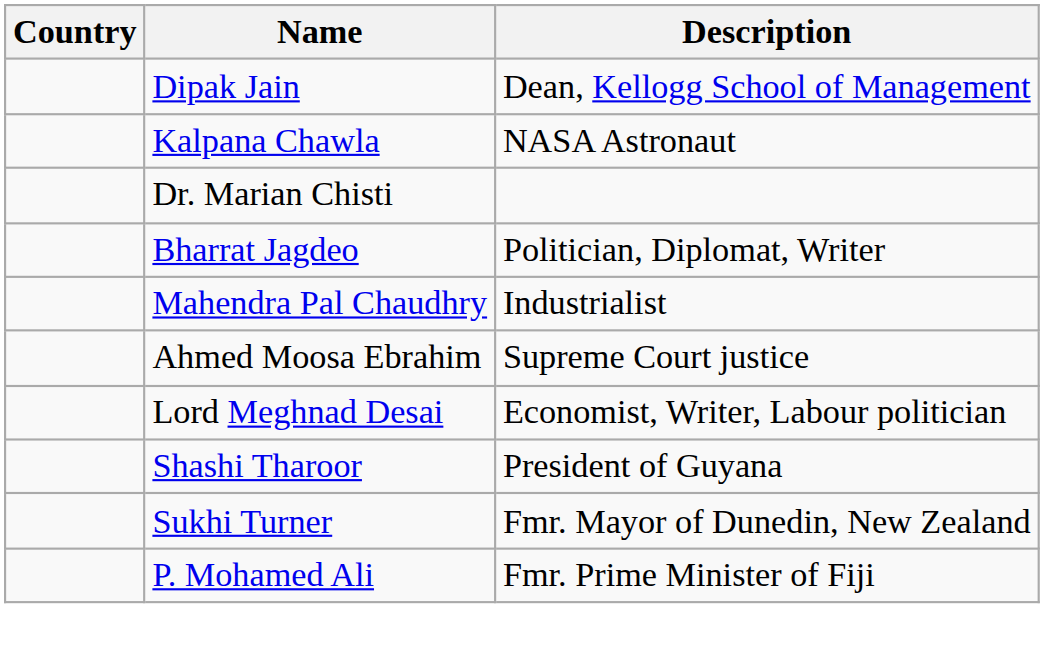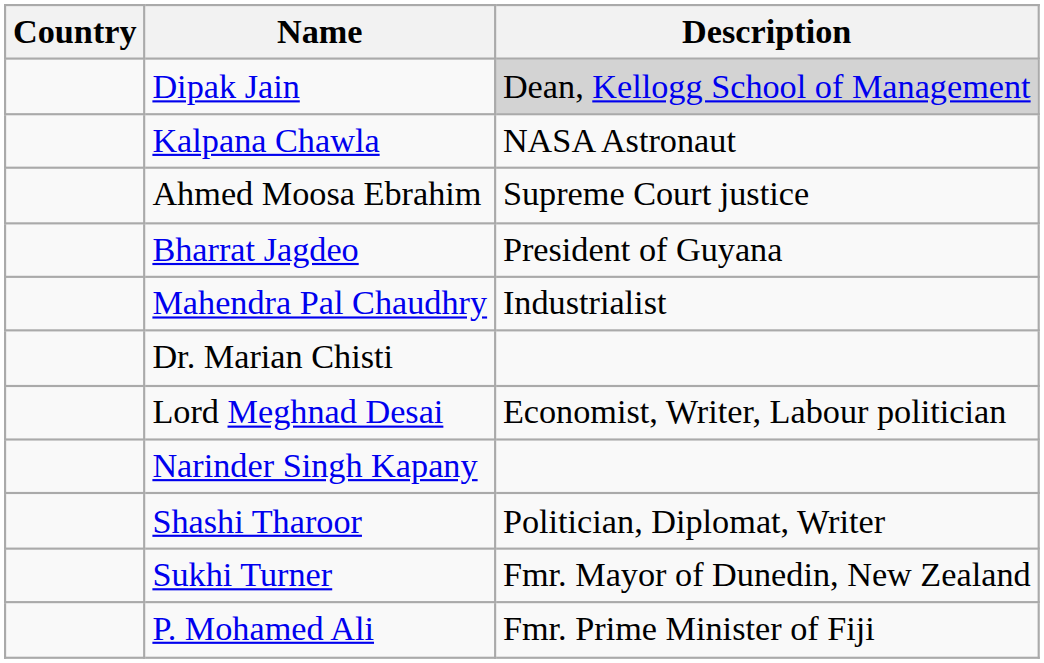(767, 85) no background -> (767, 85) lightgrey background
rows swapped: (317, 357) <-> (273, 194)
(694, 248) Politician, Diplomat, Writer -> (643, 248) President of Guyana
+ row: (315, 466)
(643, 466) President of Guyana -> (694, 520) Politician, Diplomat, Writer
